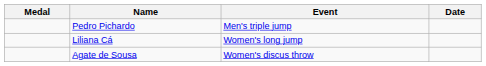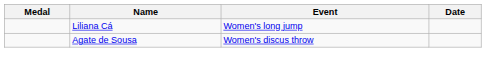- row: (104, 26)
